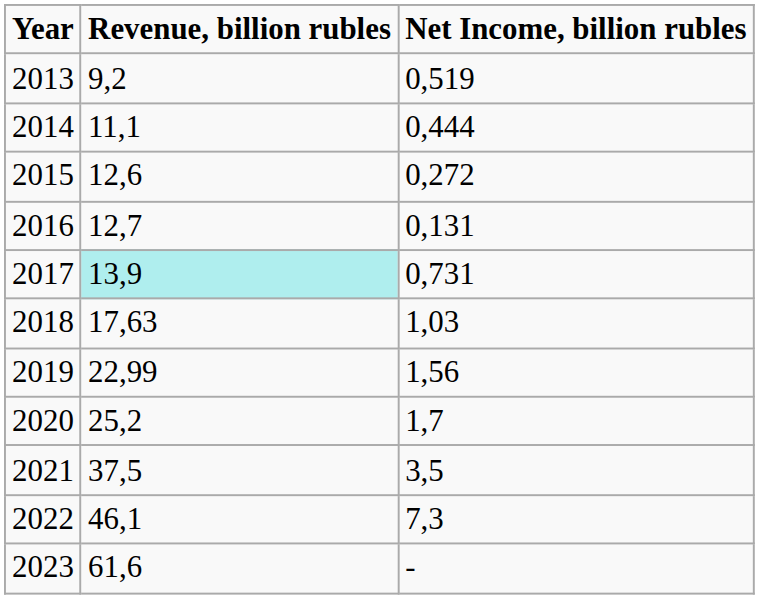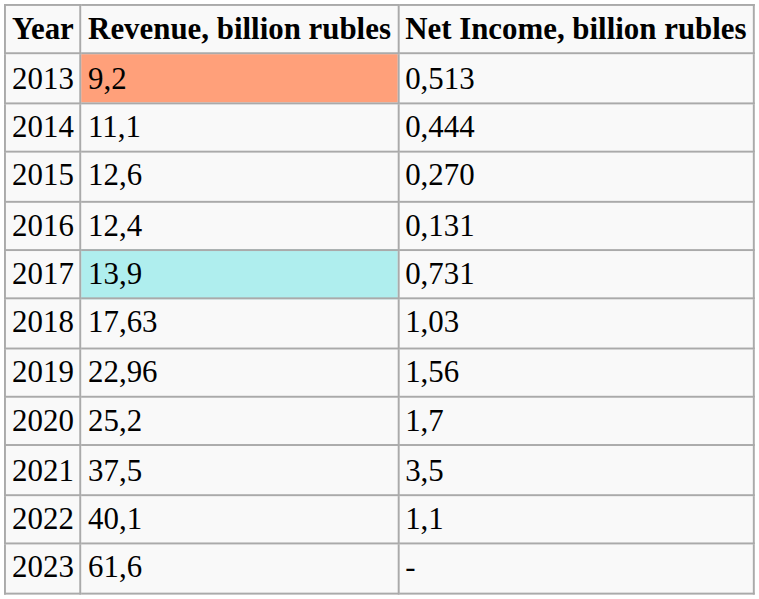(107, 77) no background -> (107, 77) lightsalmon background
(440, 77) 0,519 -> (440, 77) 0,513
(440, 175) 0,272 -> (440, 175) 0,270
(115, 224) 12,7 -> (115, 224) 12,4
(123, 371) 22,99 -> (123, 371) 22,96
(115, 518) 46,1 -> (115, 518) 40,1
(424, 518) 7,3 -> (424, 518) 1,1
